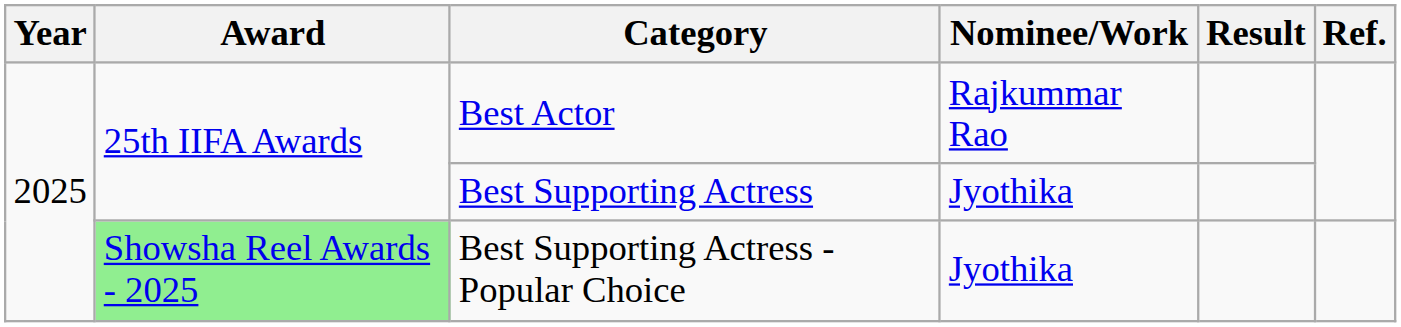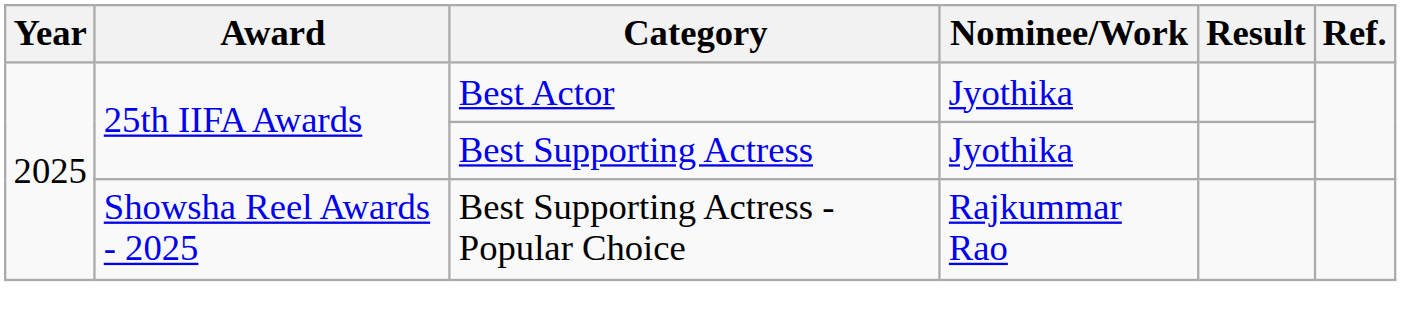(1035, 112) Rajkummar Rao -> (1011, 91) Jyothika
(267, 269) lightgreen background -> (267, 228) no background
(1011, 269) Jyothika -> (1035, 228) Rajkummar Rao
